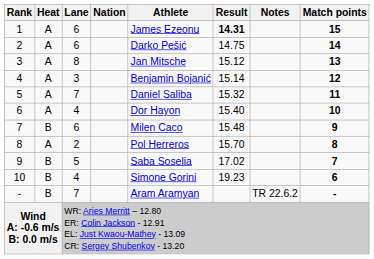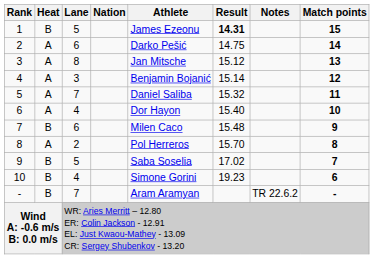(48, 29) A -> (48, 29) B
(76, 29) 6 -> (76, 29) 5
